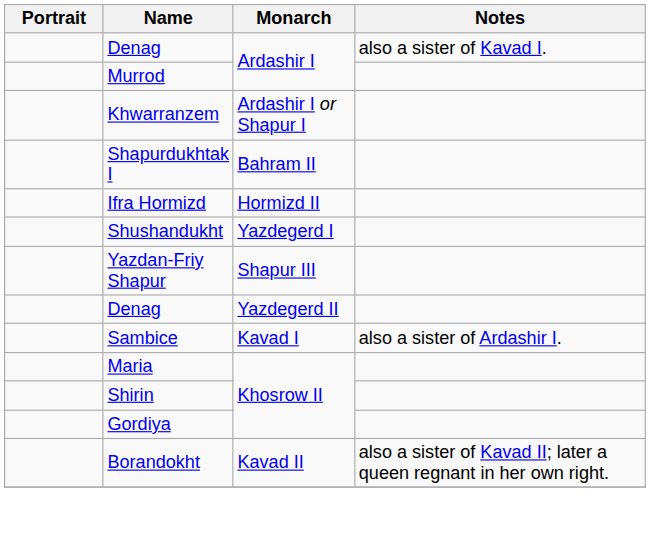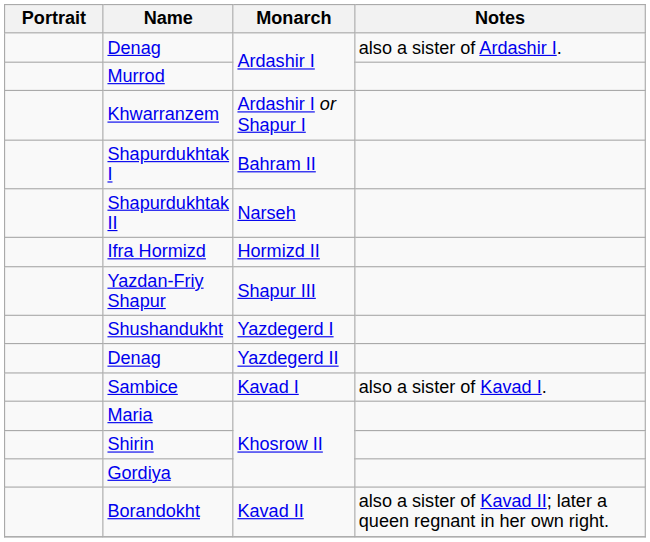(453, 47) also a sister of Kavad I. -> (460, 47) also a sister of Ardashir I.
+ row: (168, 213)
rows swapped: (156, 270) <-> (165, 231)
(460, 337) also a sister of Ardashir I. -> (453, 386) also a sister of Kavad I.
